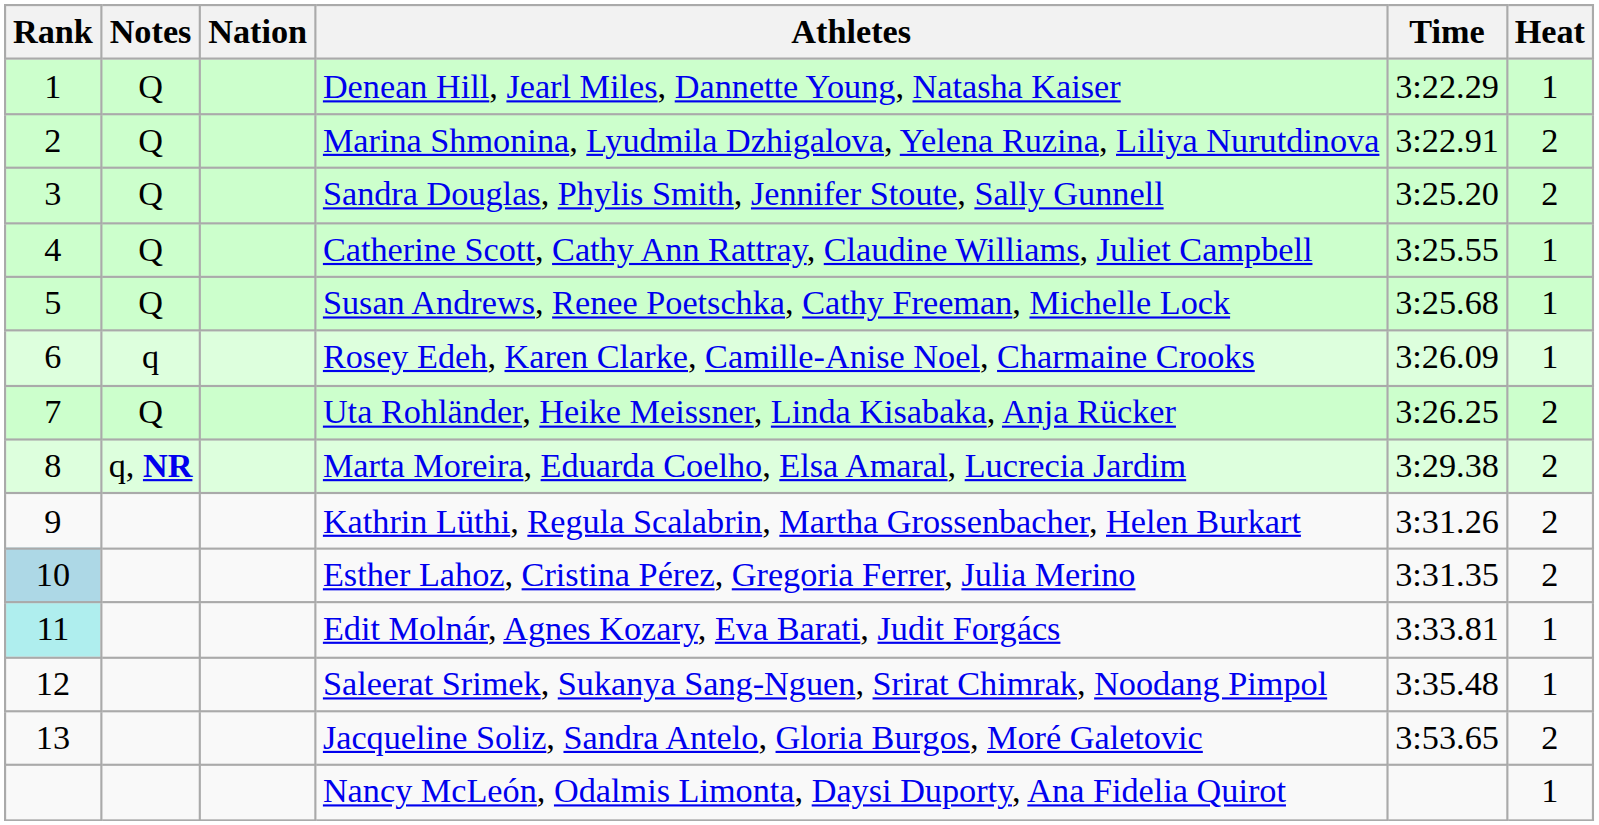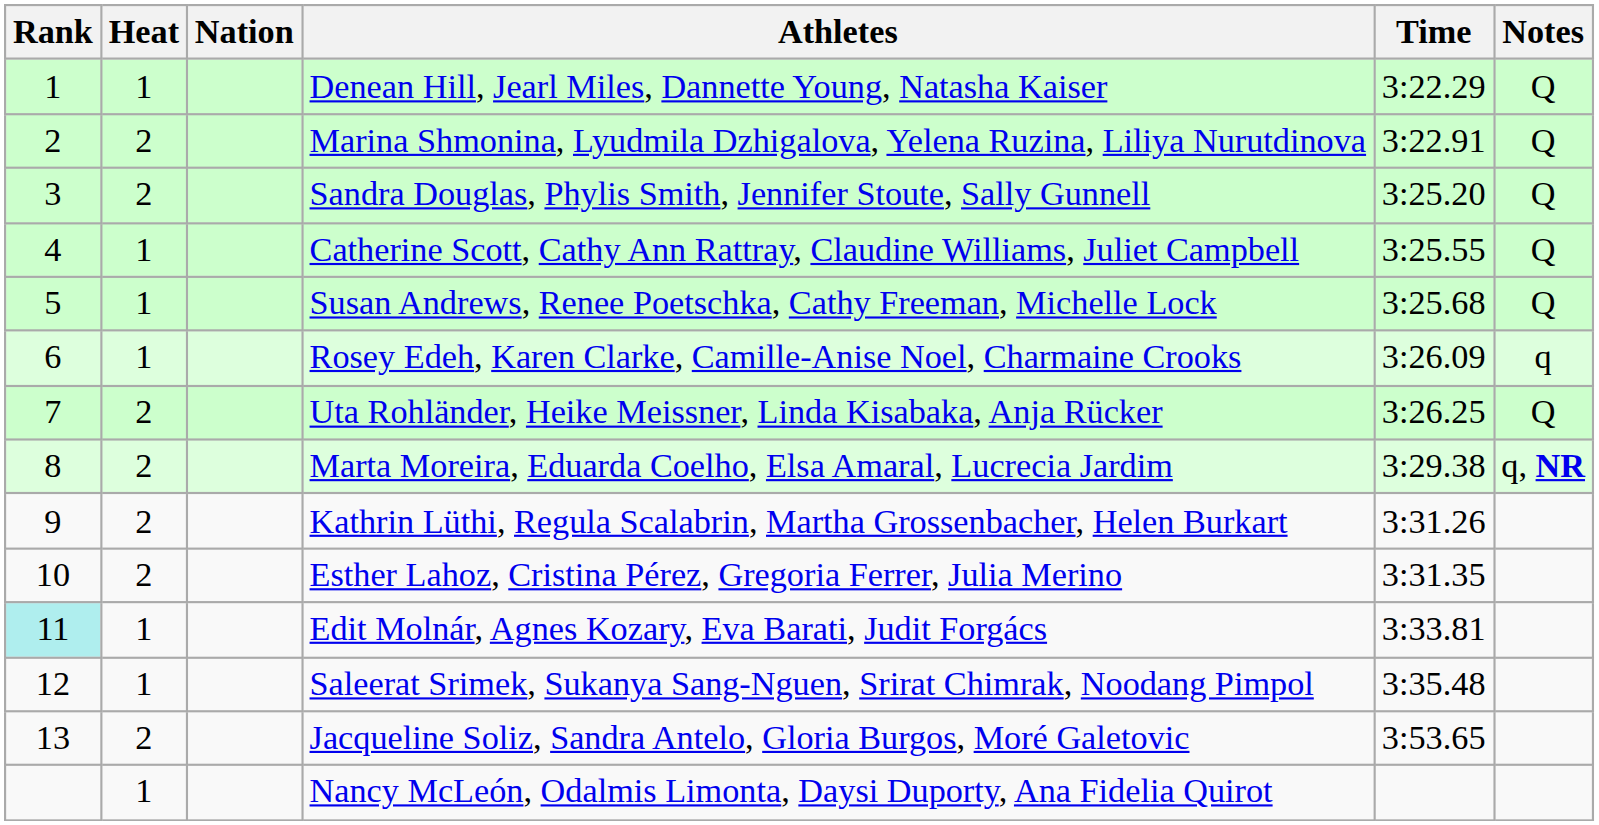columns swapped: (1550, 31) <-> (151, 31)
(53, 574) lightblue background -> (53, 574) no background
